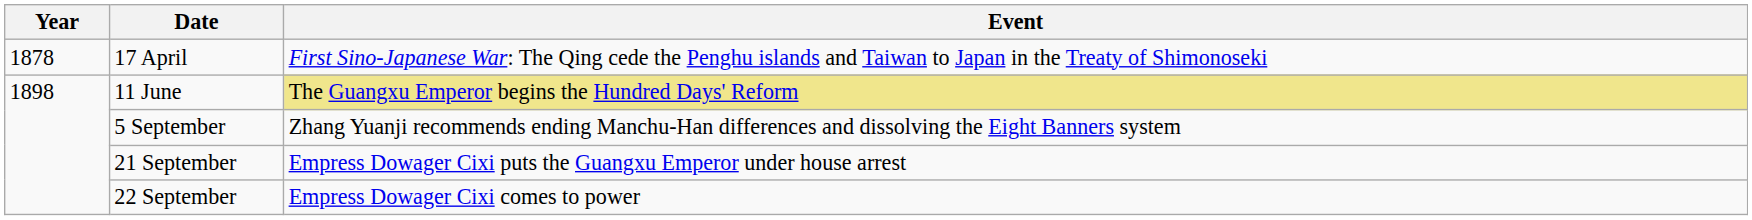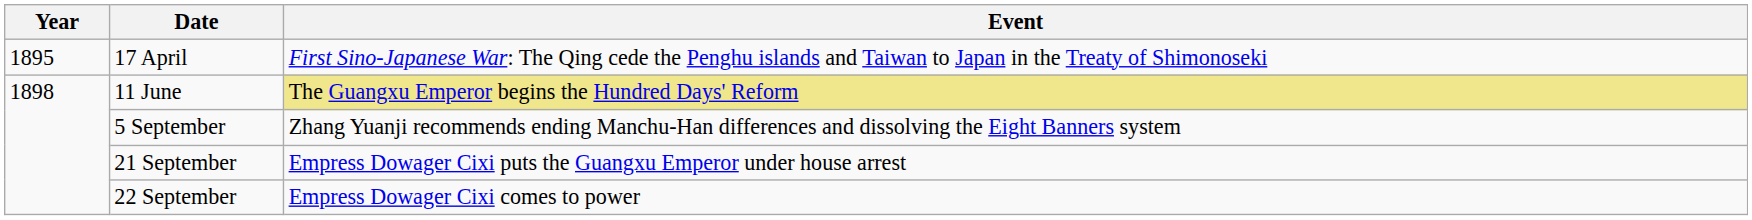(32, 57) 1878 -> (32, 57) 1895
